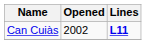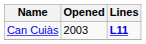(76, 30) 2002 -> (76, 30) 2003
